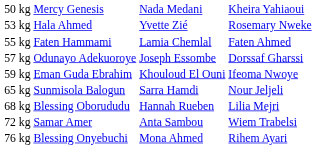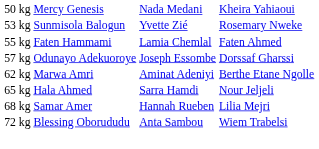(63, 25) Hala Ahmed -> (79, 25) Sunmisola Balogun
- row: (17, 74)
+ row: (17, 74)
(79, 90) Sunmisola Balogun -> (63, 90) Hala Ahmed
(82, 106) Blessing Oborududu -> (63, 106) Samar Amer
(63, 122) Samar Amer -> (82, 122) Blessing Oborududu
- row: (17, 138)
